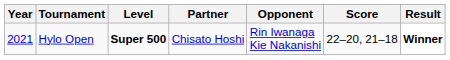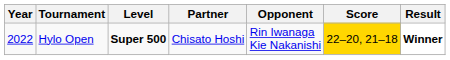(20, 39) 2021 -> (20, 39) 2022
(362, 39) no background -> (362, 39) gold background
